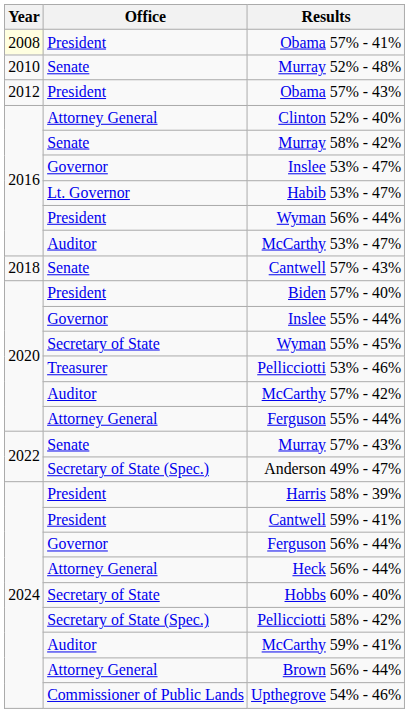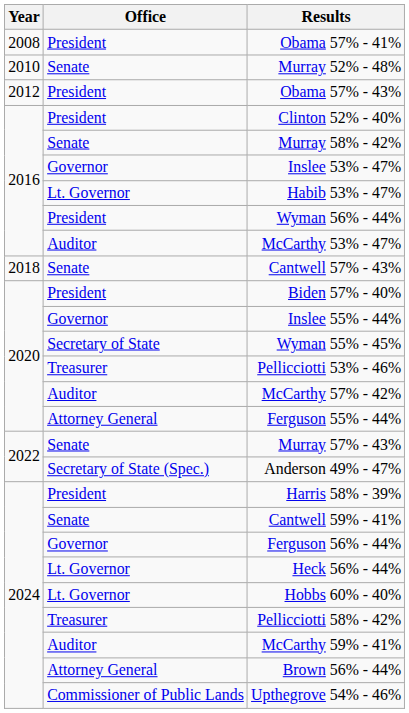(24, 42) lightyellow background -> (24, 42) no background
(102, 117) Attorney General -> (77, 117) President
(77, 519) President -> (68, 519) Senate
(102, 569) Attorney General -> (88, 569) Lt. Governor
(103, 594) Secretary of State -> (88, 594) Lt. Governor
(128, 619) Secretary of State (Spec.) -> (77, 619) Treasurer
